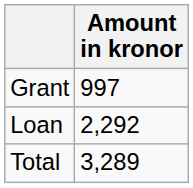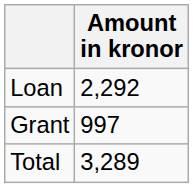rows swapped: (40, 87) <-> (37, 125)
